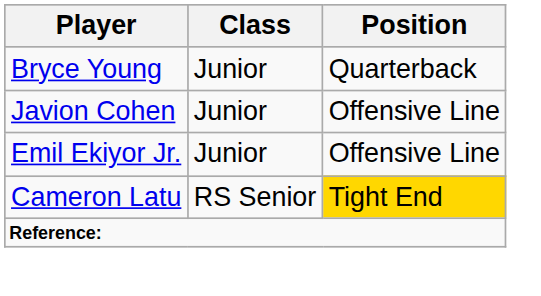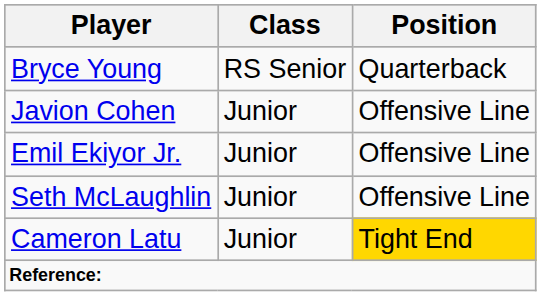(230, 68) Junior -> (285, 68) RS Senior
+ row: (111, 196)
(255, 196) RS Senior -> (260, 238) Junior
